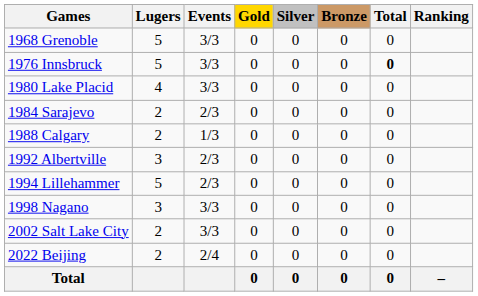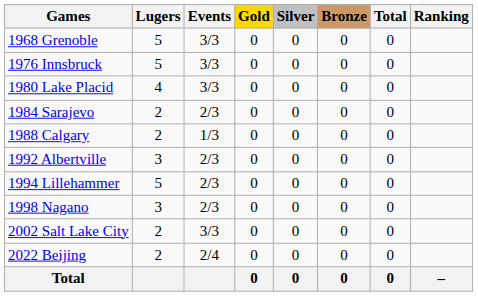(390, 64) bold -> (390, 64) normal
(209, 207) 3/3 -> (209, 207) 2/3
